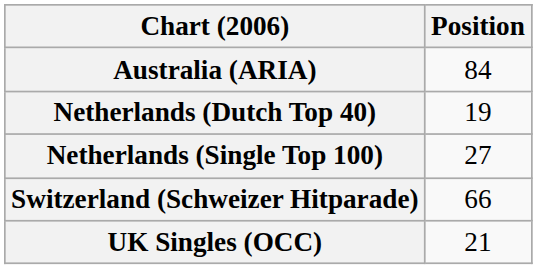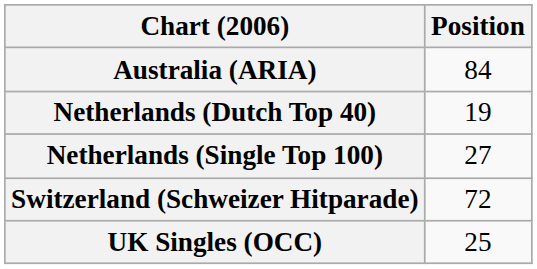(478, 198) 66 -> (478, 198) 72
(478, 241) 21 -> (478, 241) 25
